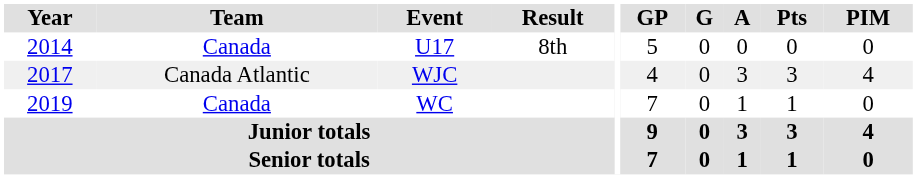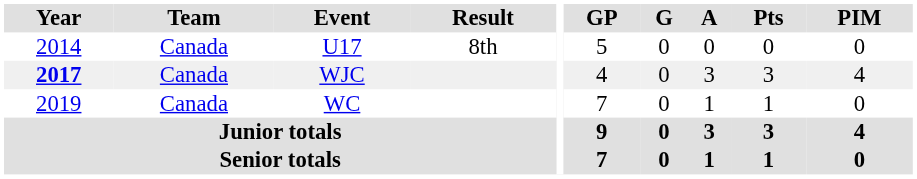(50, 74) normal -> (59, 74) bold
(237, 74) Canada Atlantic -> (194, 74) Canada
